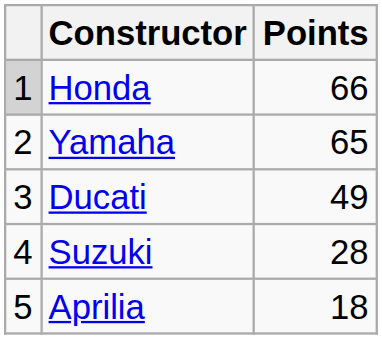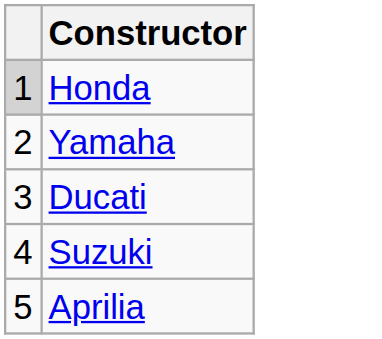- column: (316, 33)
